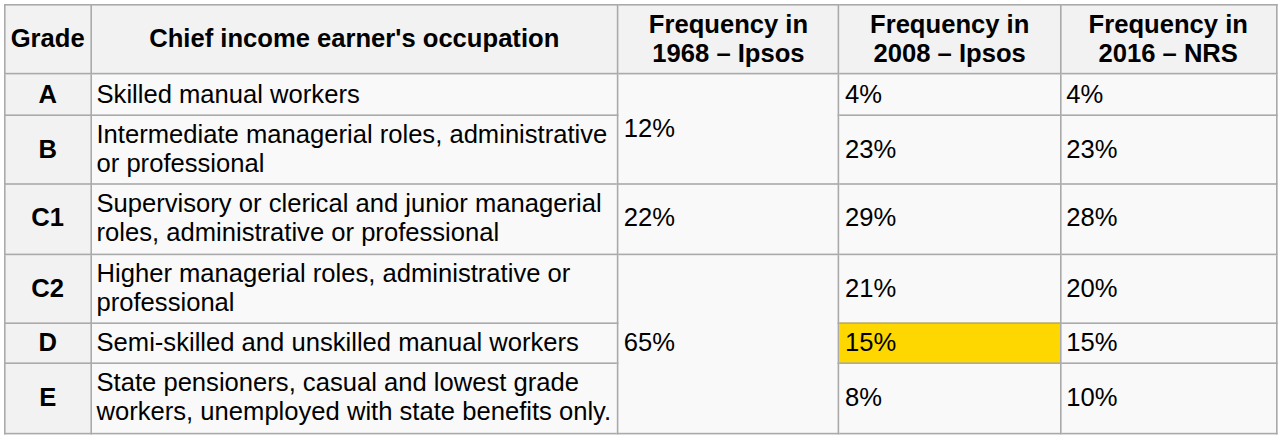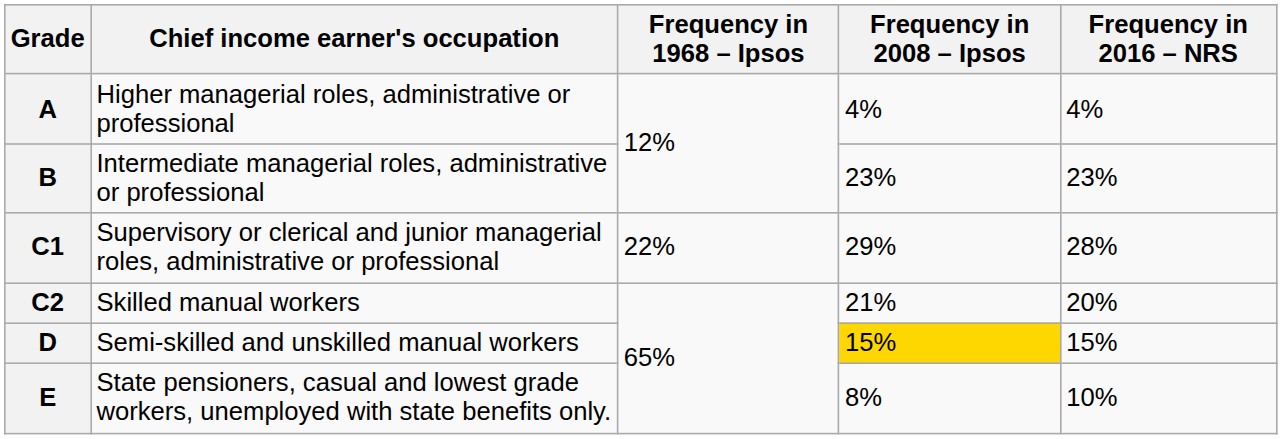(228, 94) Skilled manual workers -> (333, 108) Higher managerial roles, administrative or professional
(333, 288) Higher managerial roles, administrative or professional -> (228, 302) Skilled manual workers
